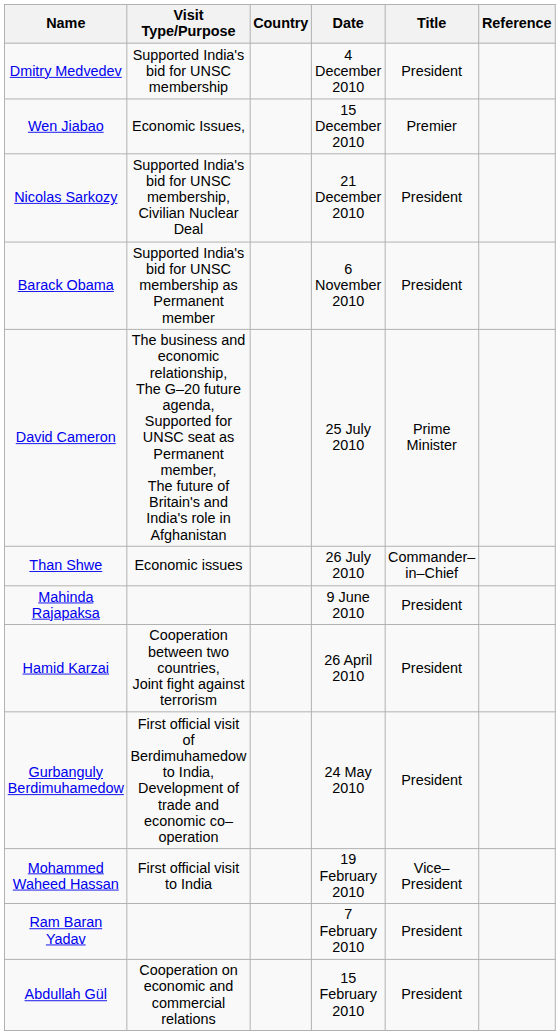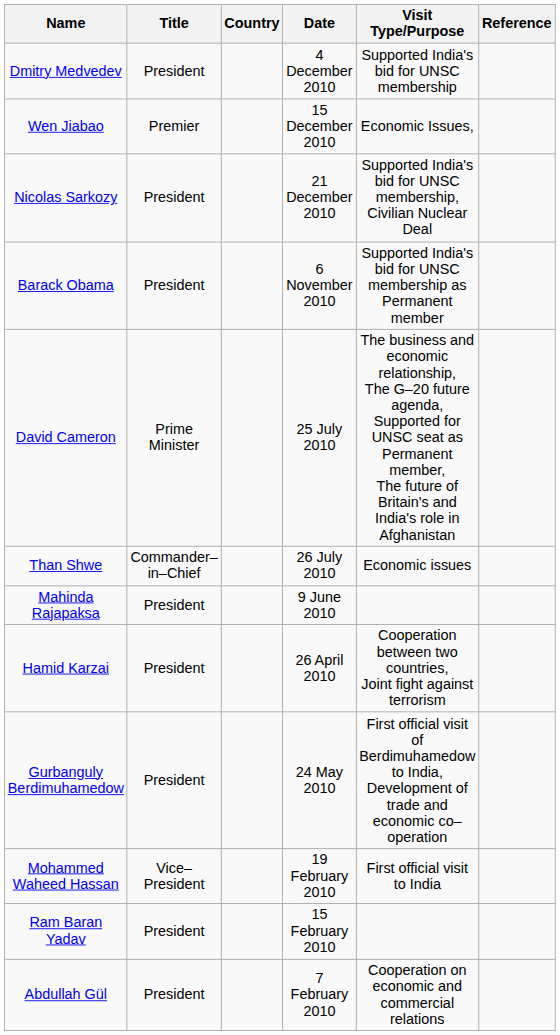columns swapped: (432, 24) <-> (188, 24)
(348, 931) 7 February 2010 -> (319, 931) 15 February 2010
(348, 994) 15 February 2010 -> (319, 994) 7 February 2010
